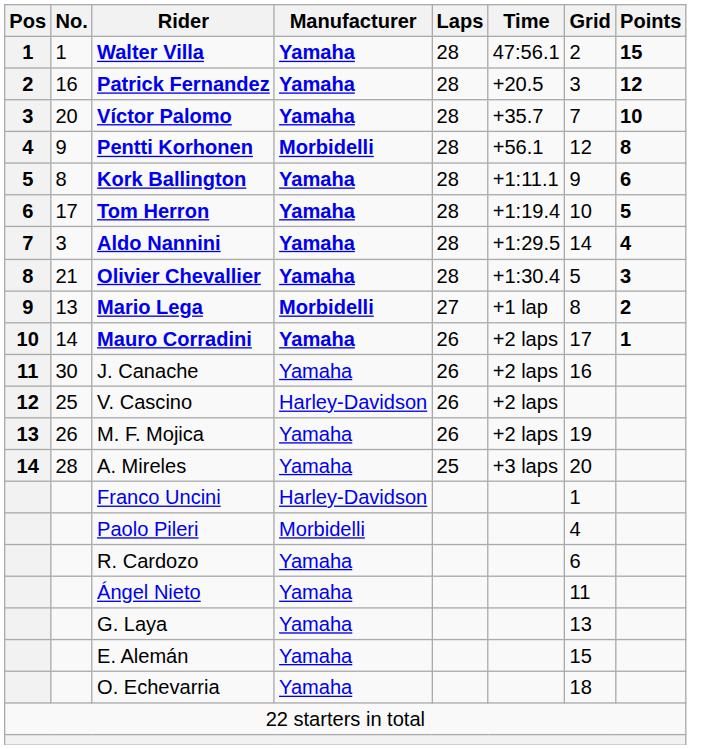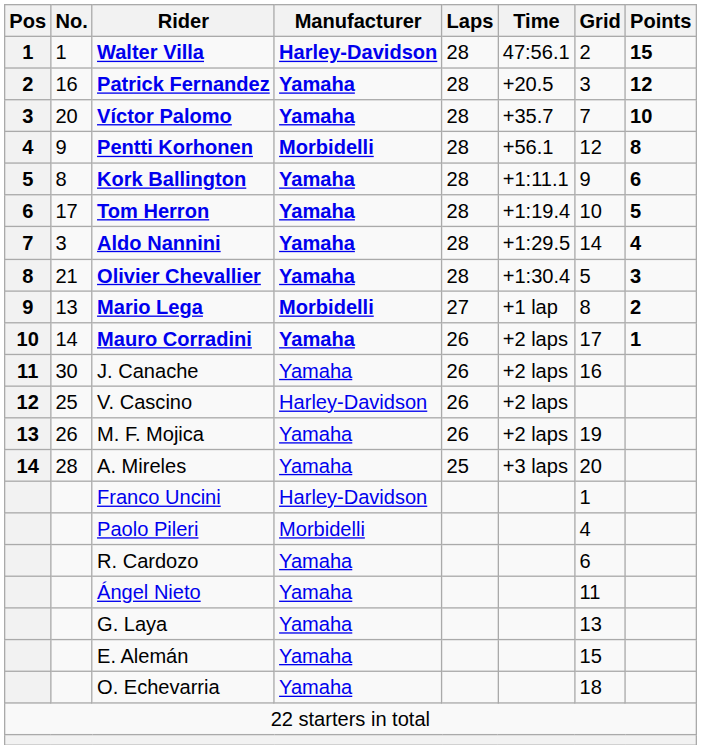(317, 52) Yamaha -> (358, 52) Harley-Davidson
